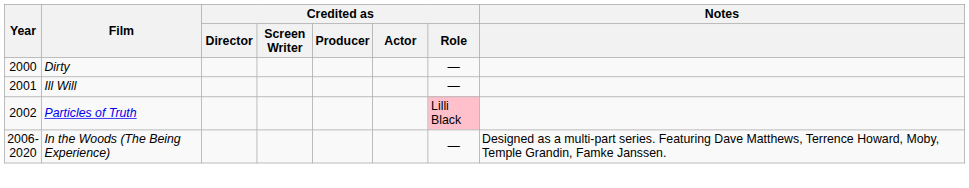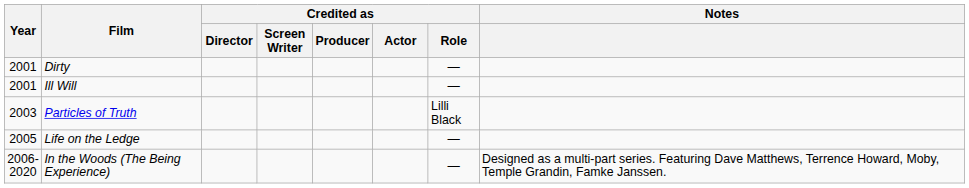(23, 67) 2000 -> (23, 67) 2001
(23, 113) 2002 -> (23, 113) 2003
(446, 113) pink background -> (446, 113) no background
+ row: (92, 139)
